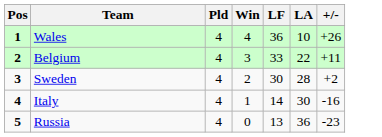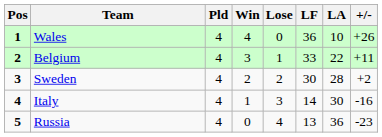+ column: (279, 15)
